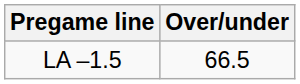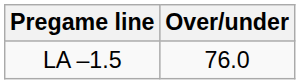(227, 59) 66.5 -> (227, 59) 76.0
